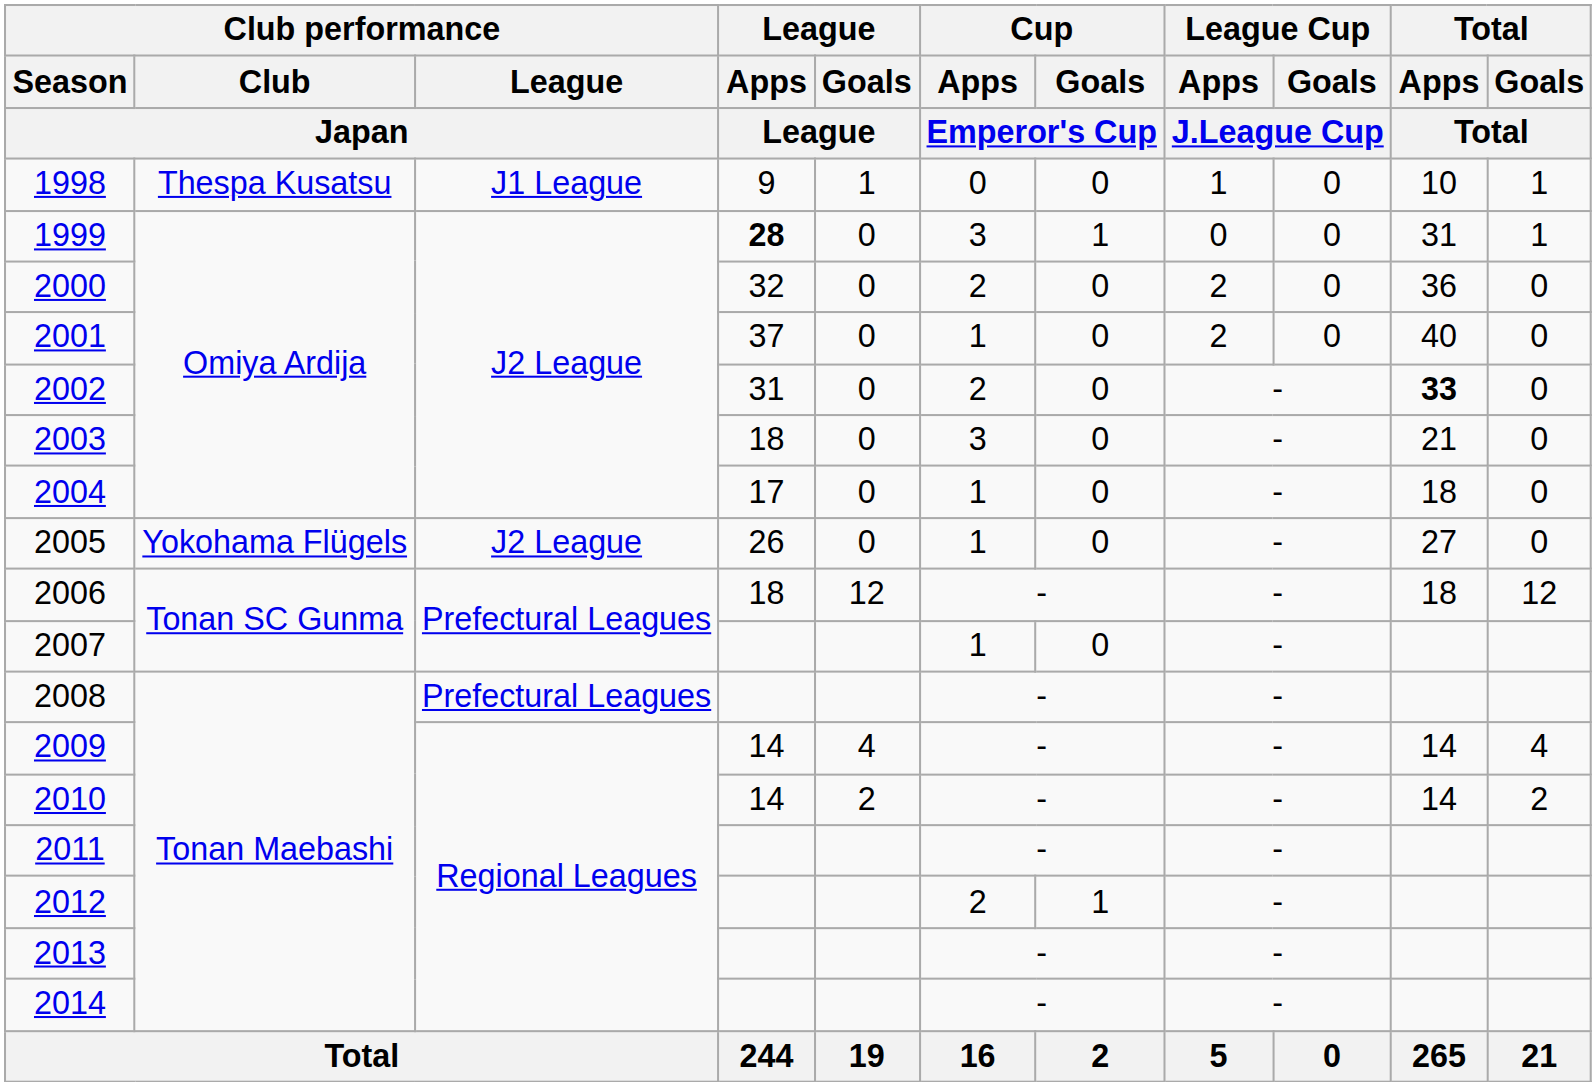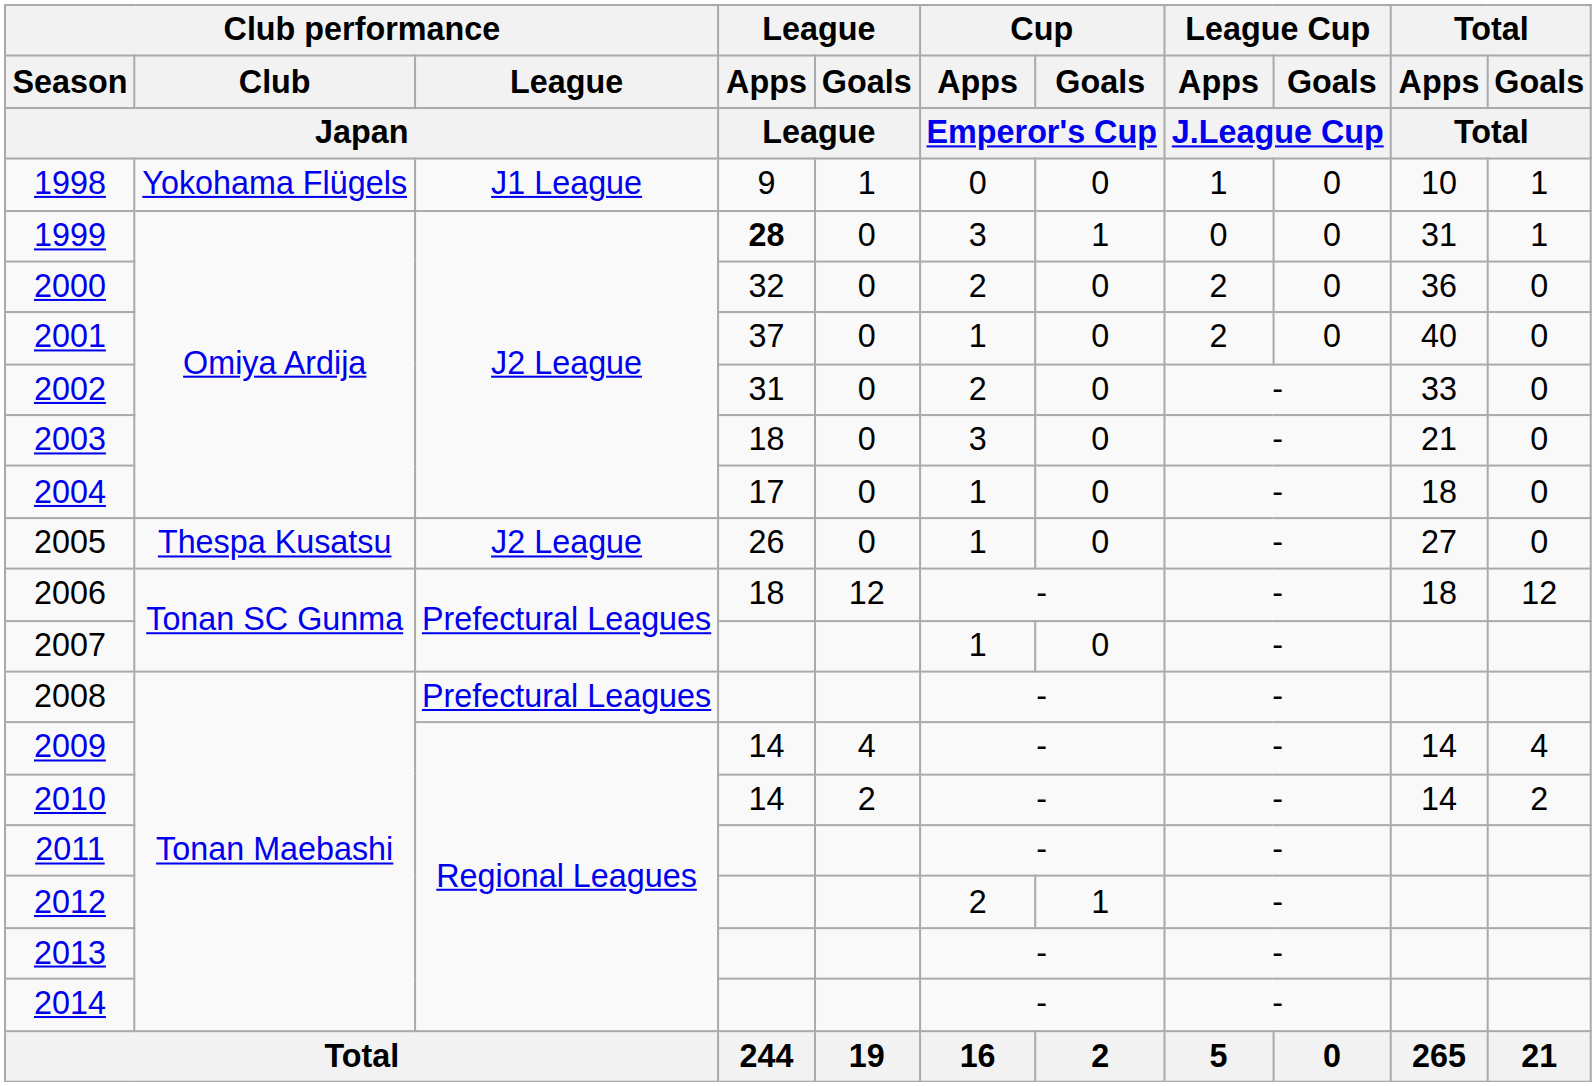(275, 183) Thespa Kusatsu -> (275, 183) Yokohama Flügels
(1439, 388) bold -> (1439, 388) normal
(275, 542) Yokohama Flügels -> (275, 542) Thespa Kusatsu
